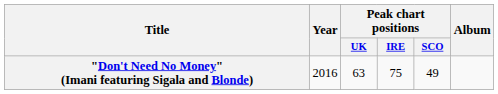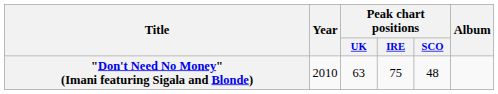(325, 72) 2016 -> (325, 72) 2010
(432, 72) 49 -> (432, 72) 48
